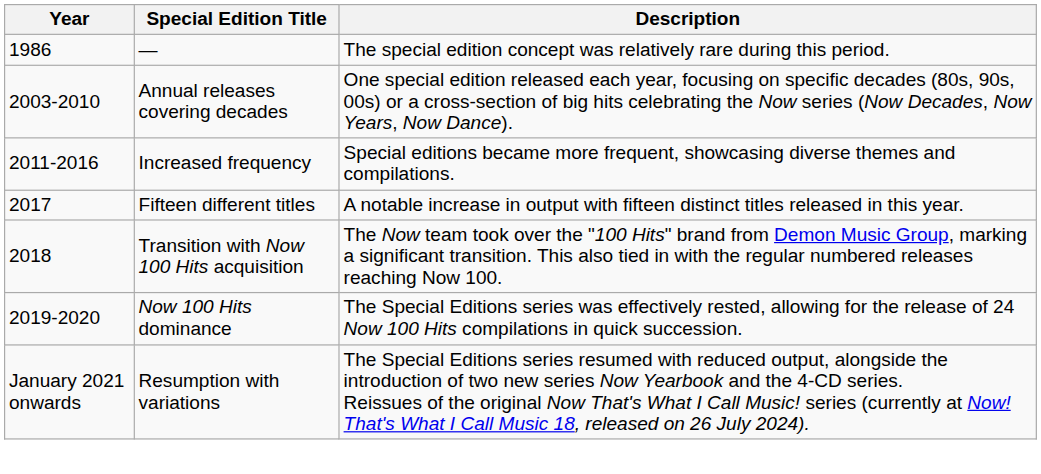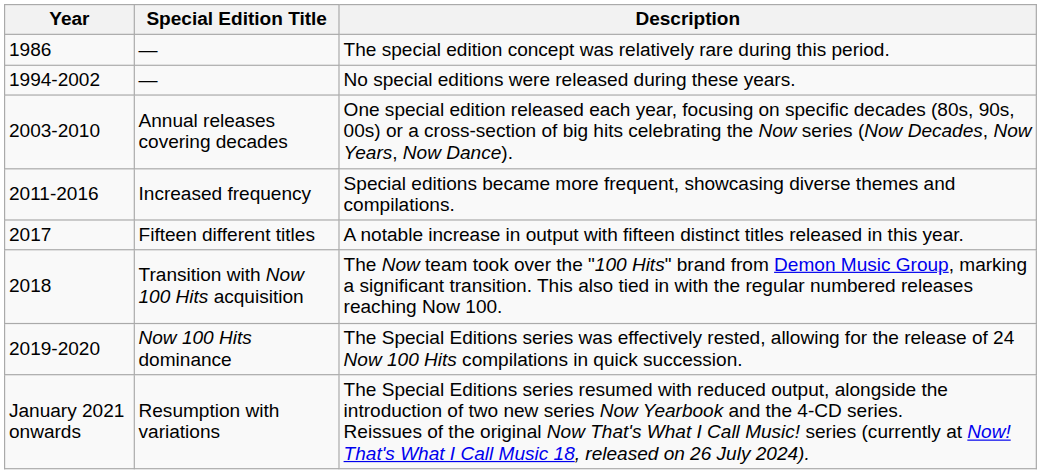+ row: (570, 79)
